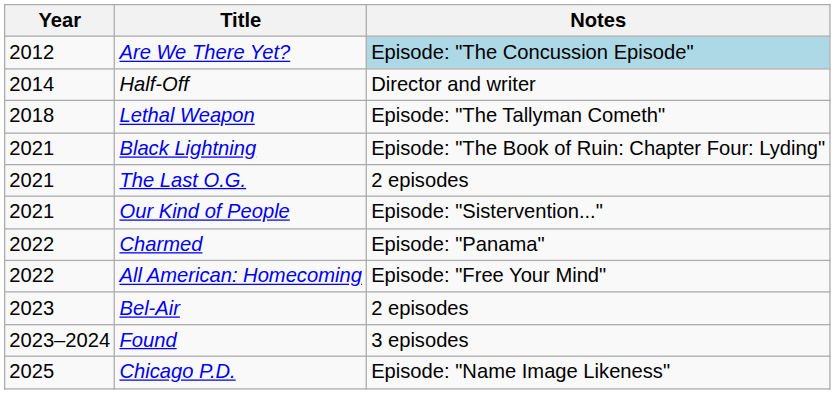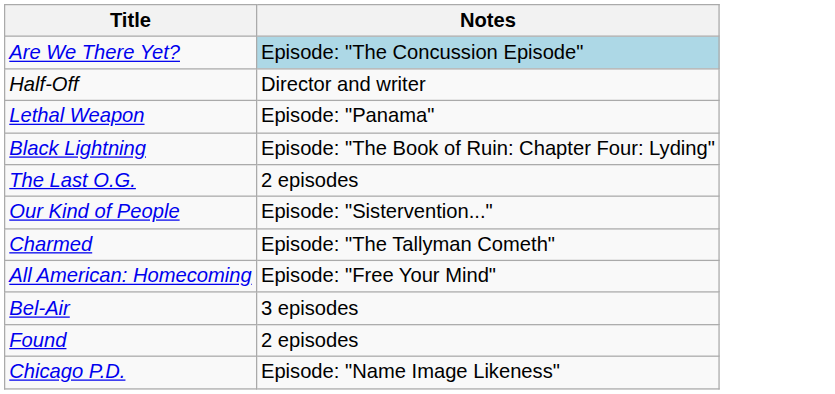- column: (60, 20)
(518, 116) Episode: "The Tallyman Cometh" -> (348, 116) Episode: "Panama"
(458, 244) Episode: "Panama" -> (408, 244) Episode: "The Tallyman Cometh"
(420, 308) 2 episodes -> (310, 308) 3 episodes
(420, 340) 3 episodes -> (310, 340) 2 episodes
